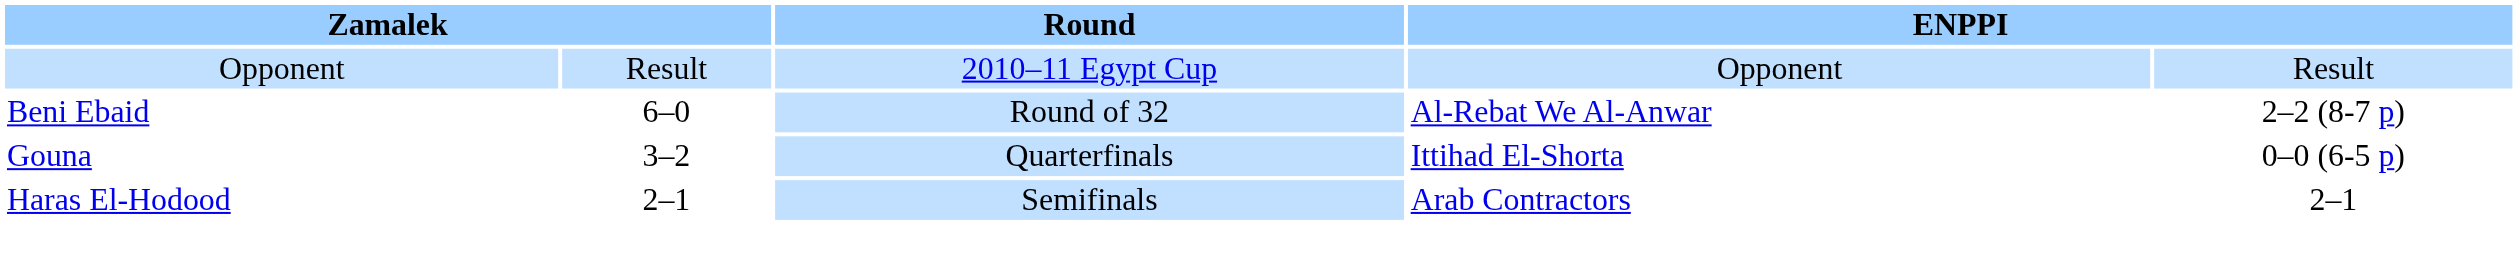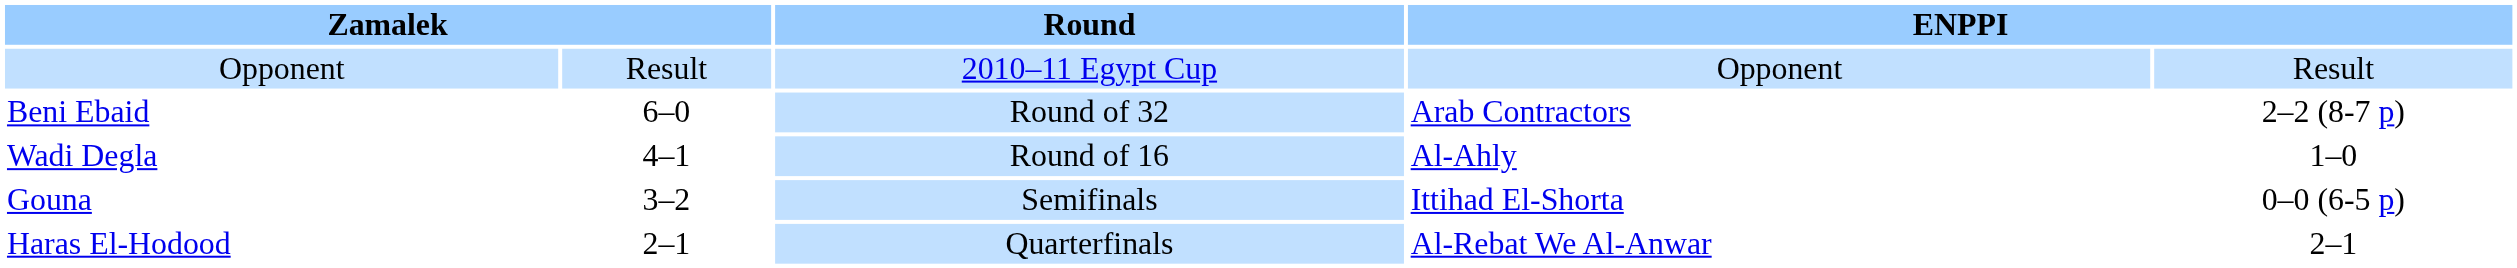(1561, 111) Al-Rebat We Al-Anwar -> (1521, 111) Arab Contractors
+ row: (82, 155)
(1089, 155) Quarterfinals -> (1089, 199) Semifinals
(1089, 199) Semifinals -> (1089, 243) Quarterfinals
(1521, 199) Arab Contractors -> (1561, 243) Al-Rebat We Al-Anwar
